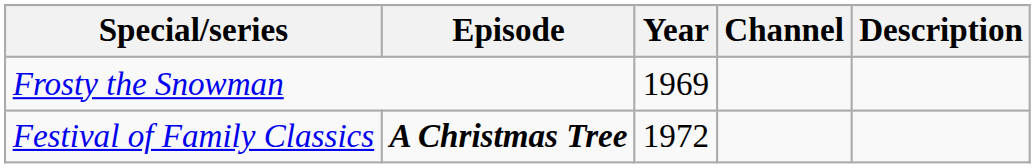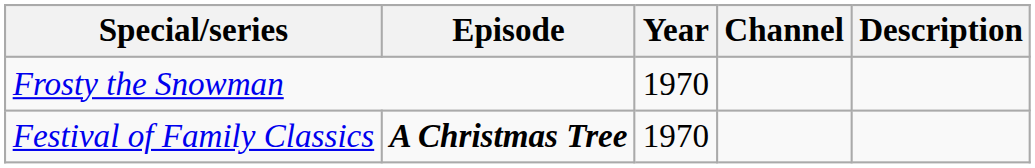(676, 83) 1969 -> (676, 83) 1970
(676, 135) 1972 -> (676, 135) 1970
